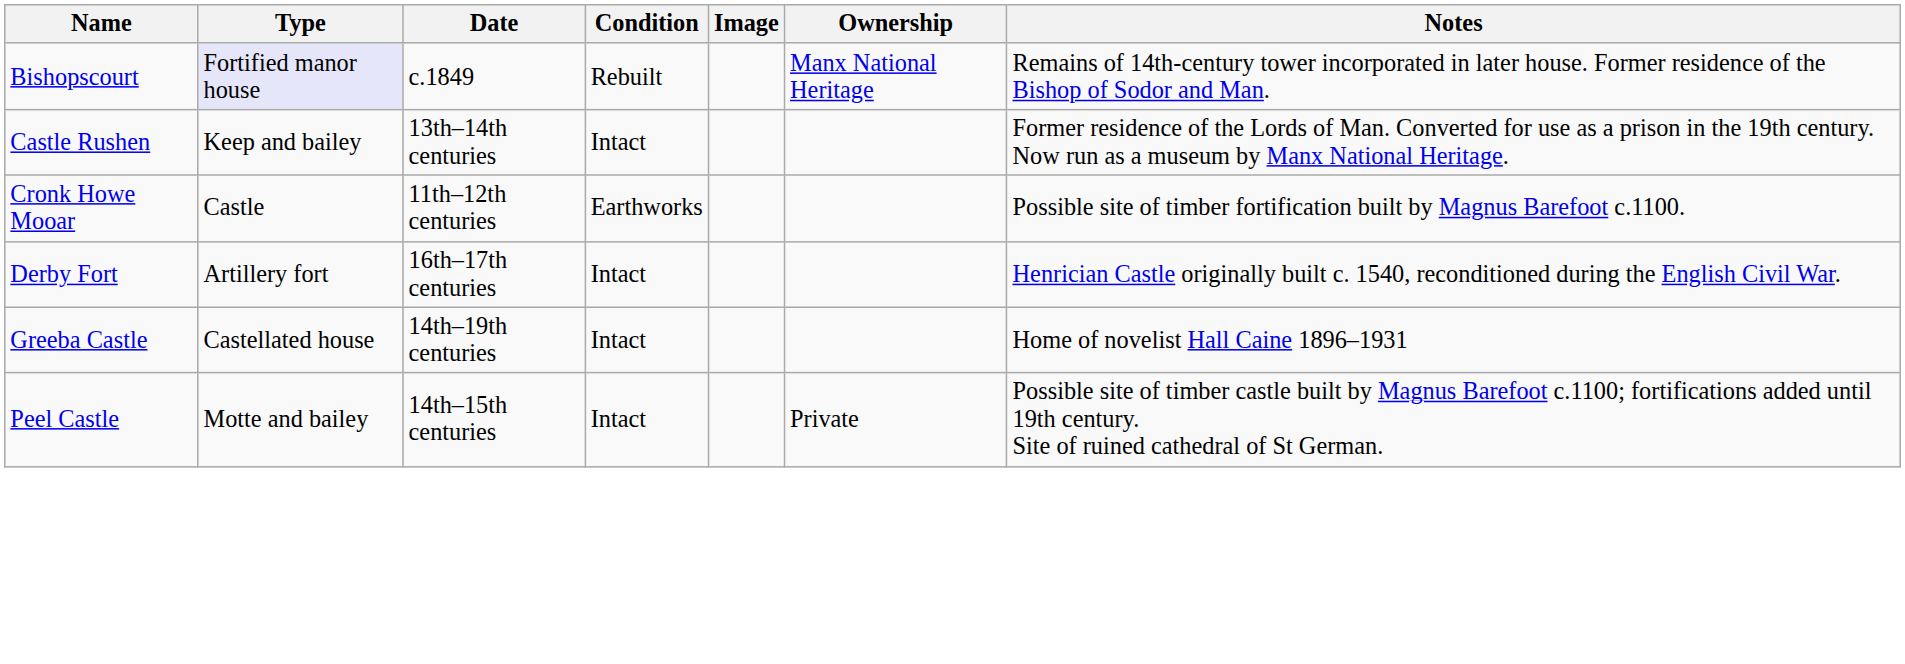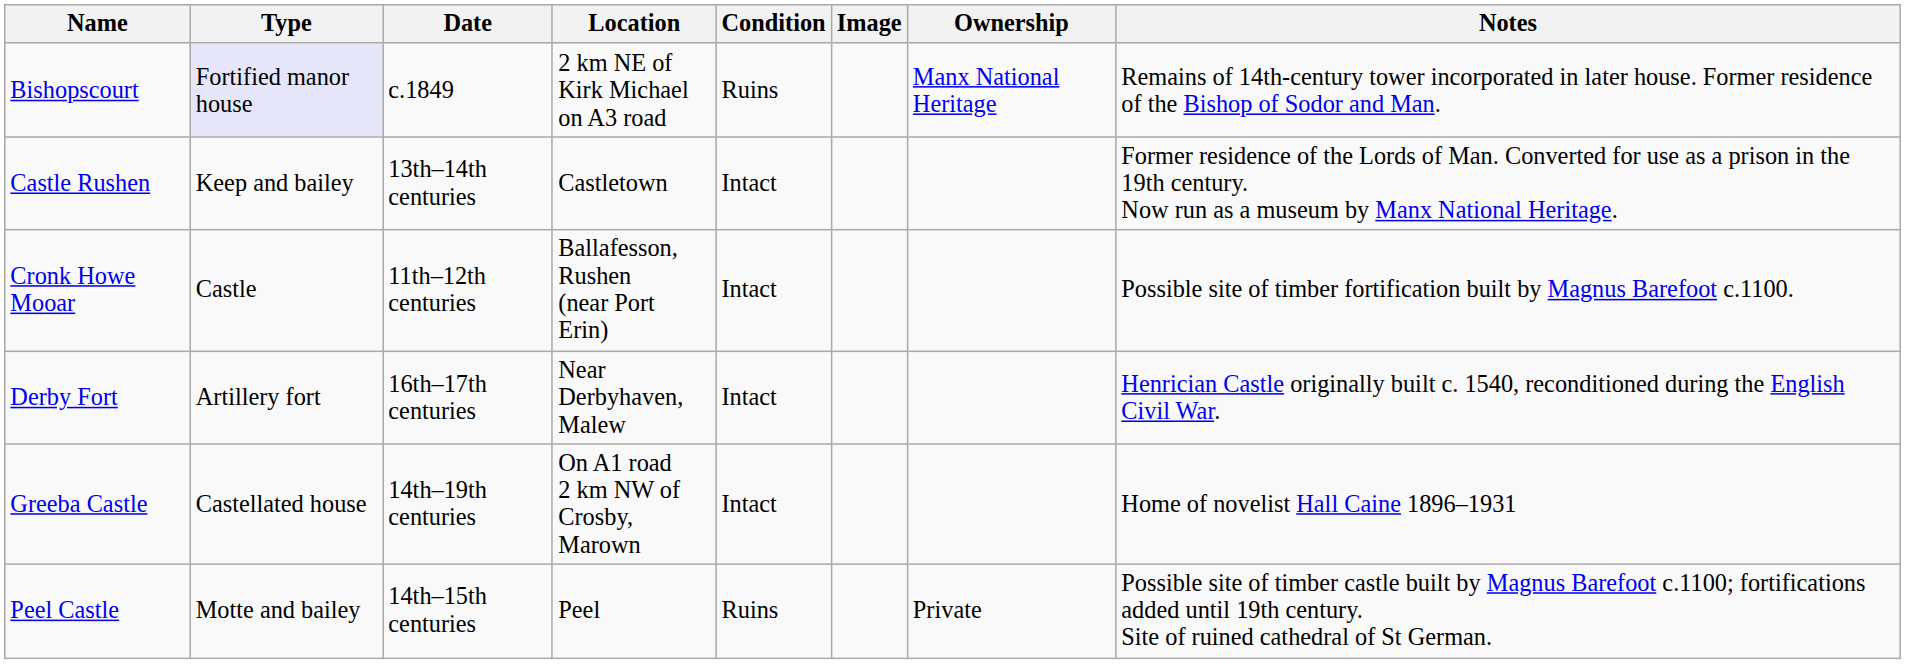+ column: (634, 23)
(626, 76) Rebuilt -> (750, 89) Ruins
(647, 207) Earthworks -> (749, 289) Intact
(618, 419) Intact -> (750, 610) Ruins
